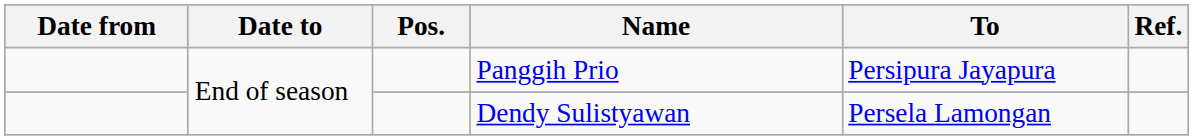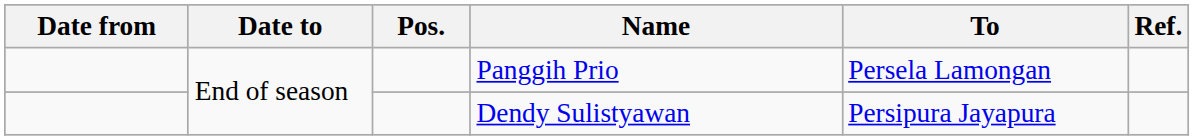(952, 69) Persipura Jayapura -> (950, 69) Persela Lamongan
(950, 112) Persela Lamongan -> (952, 112) Persipura Jayapura
